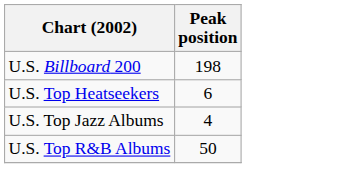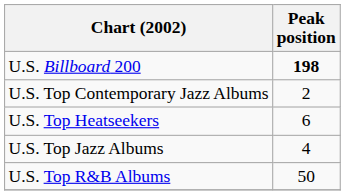(208, 65) normal -> (306, 65) bold
+ row: (139, 93)
